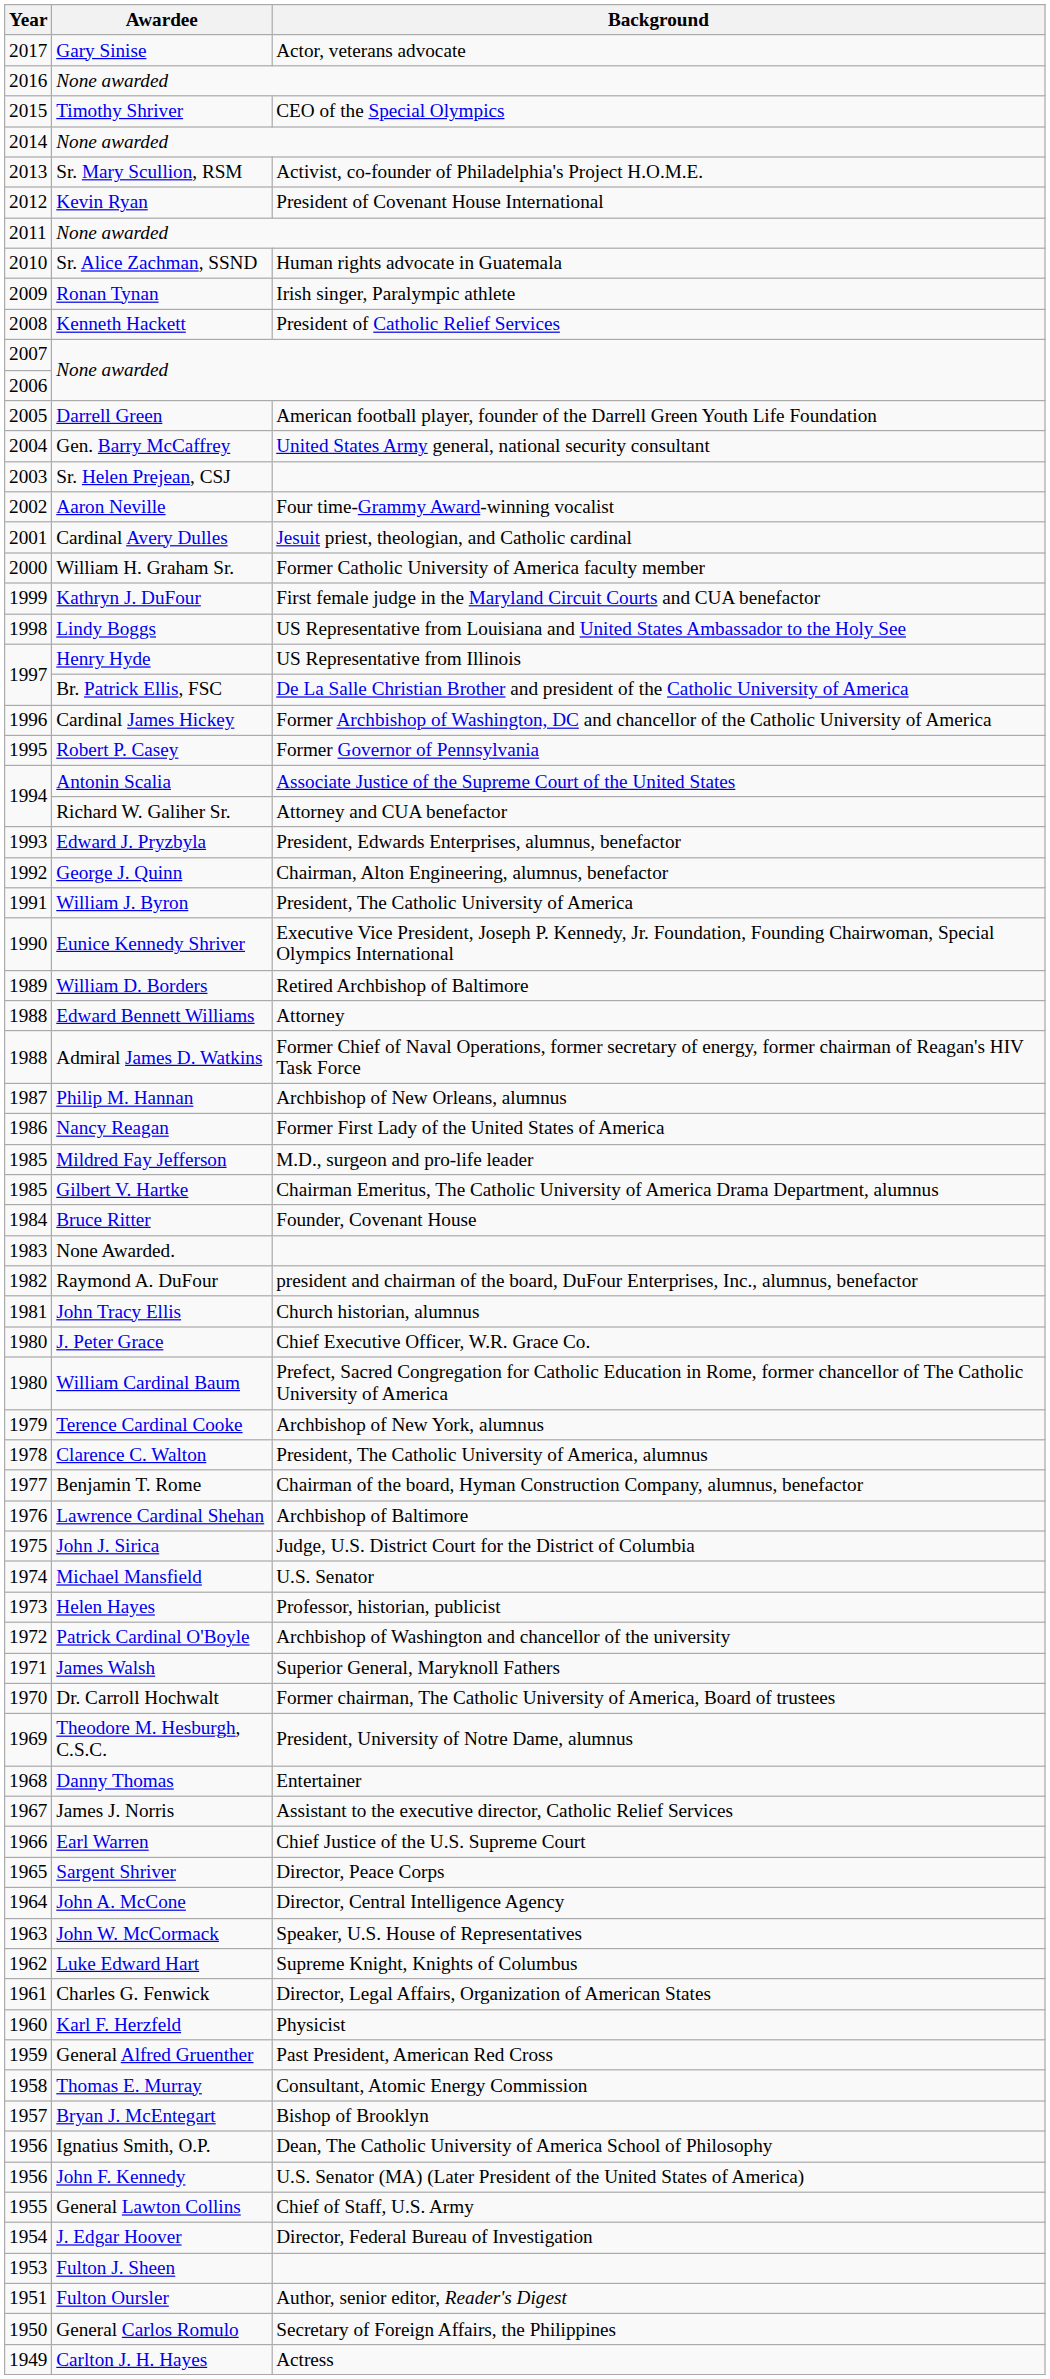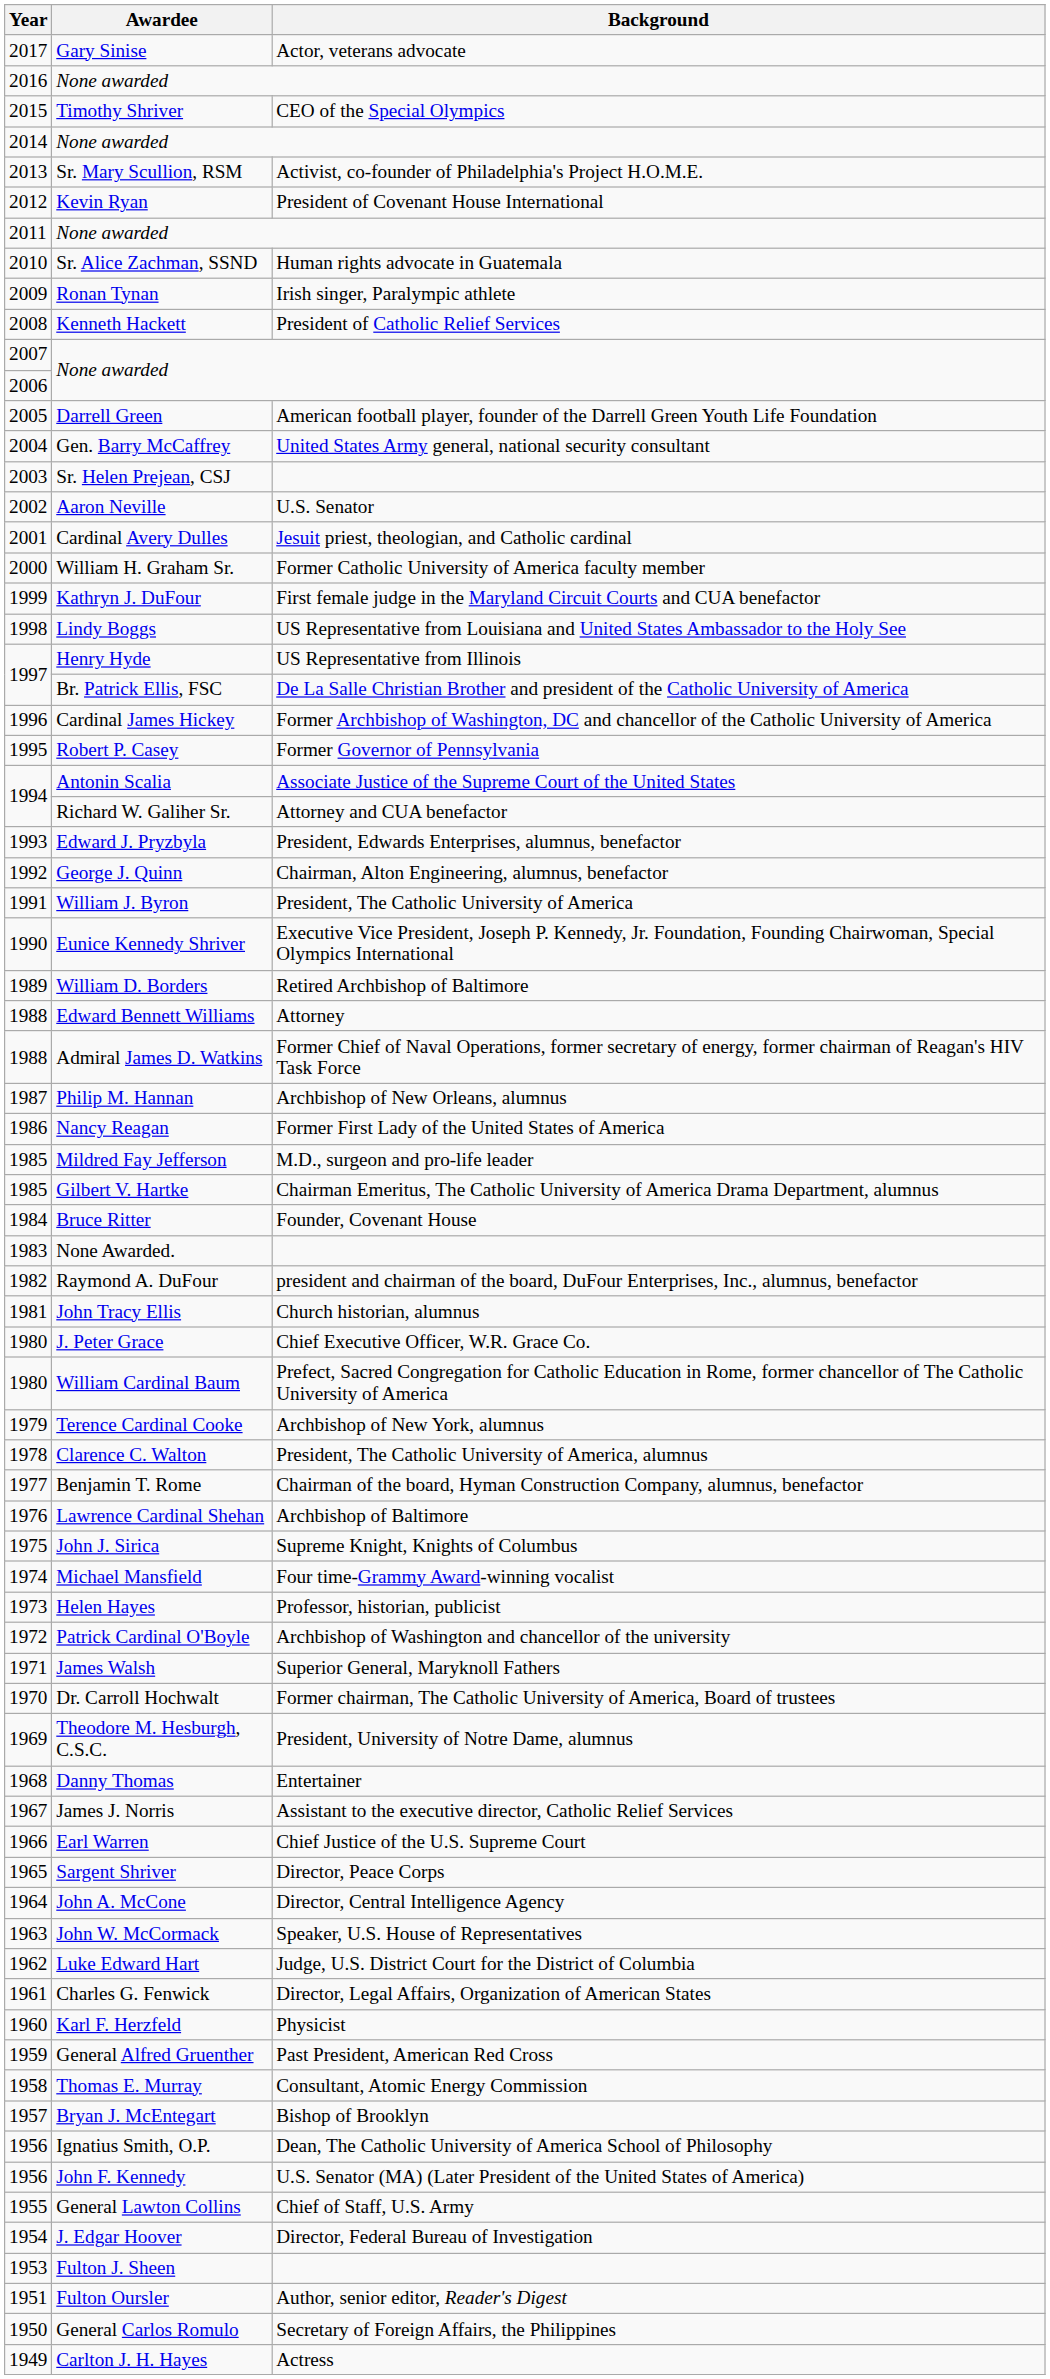(445, 506) Four time-Grammy Award-winning vocalist -> (325, 506) U.S. Senator
(486, 1546) Judge, U.S. District Court for the District of Columbia -> (427, 1546) Supreme Knight, Knights of Columbus
(325, 1576) U.S. Senator -> (445, 1576) Four time-Grammy Award-winning vocalist
(427, 1963) Supreme Knight, Knights of Columbus -> (486, 1963) Judge, U.S. District Court for the District of Columbia
